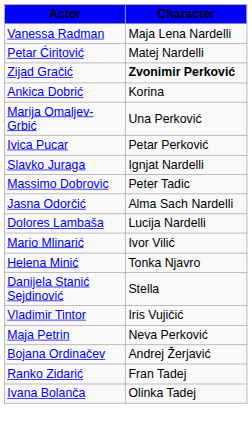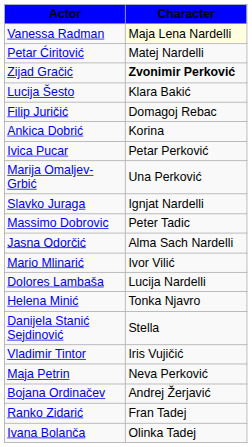(180, 33) no background -> (180, 33) lightyellow background
+ row: (41, 92)
+ row: (38, 111)
rows swapped: (38, 145) <-> (50, 118)
rows swapped: (46, 243) <-> (56, 223)
